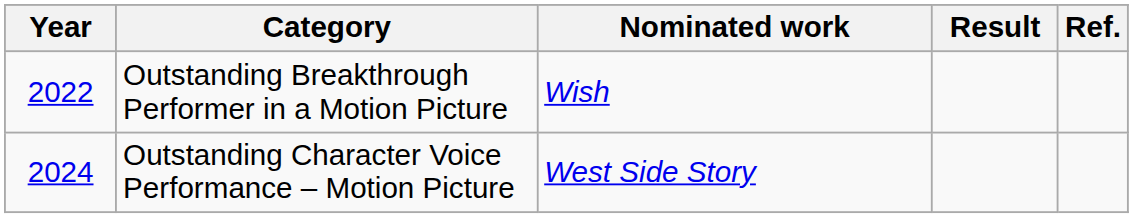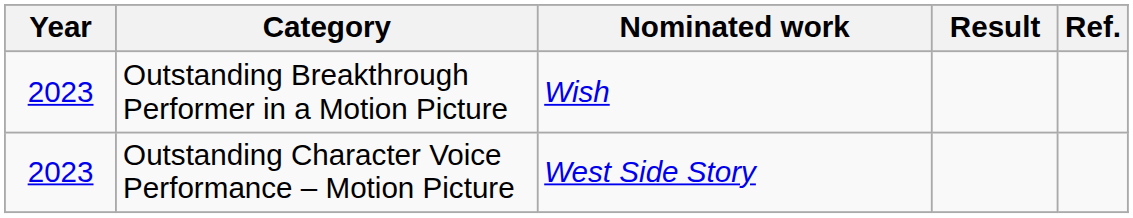(61, 91) 2022 -> (61, 91) 2023
(61, 171) 2024 -> (61, 171) 2023
